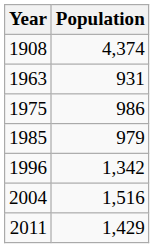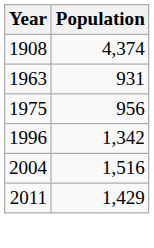(130, 108) 986 -> (130, 108) 956
- row: (28, 138)
